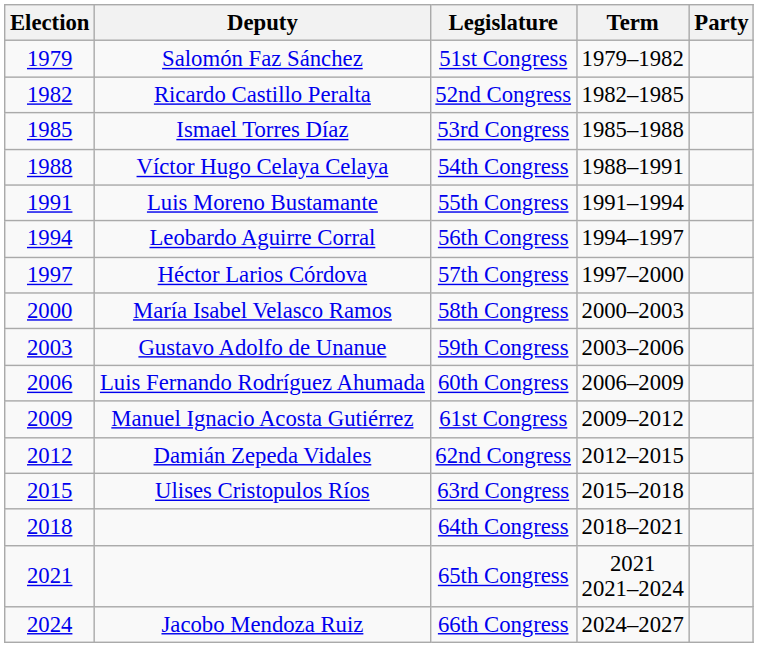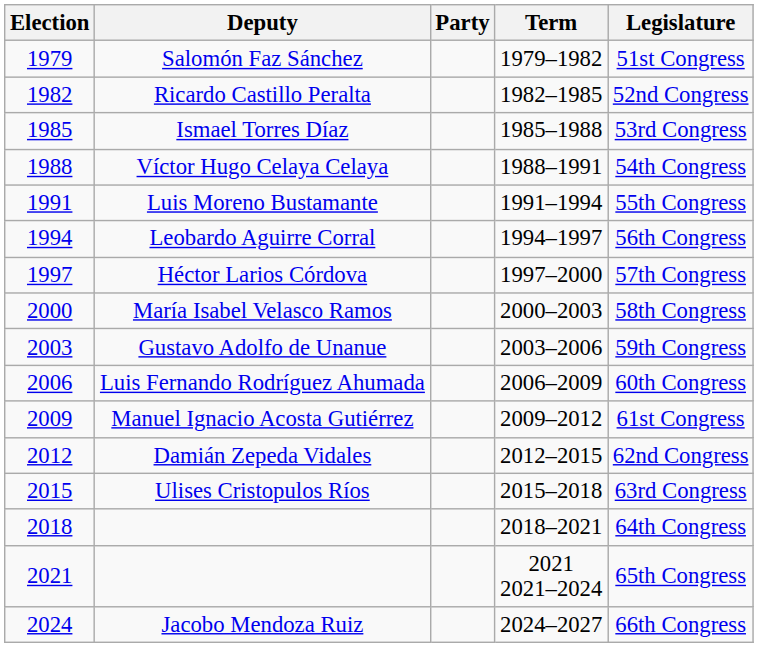columns swapped: (721, 22) <-> (503, 22)
